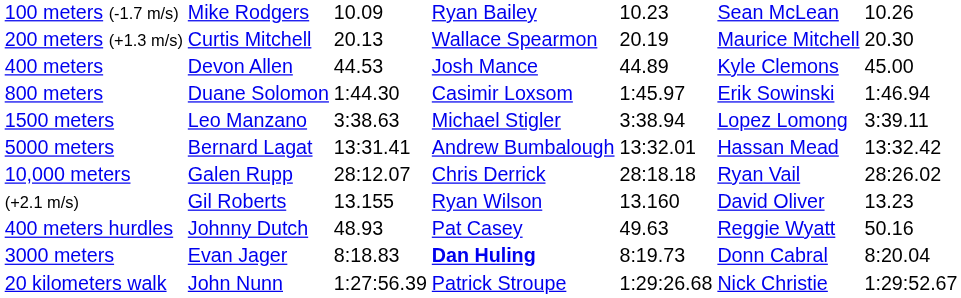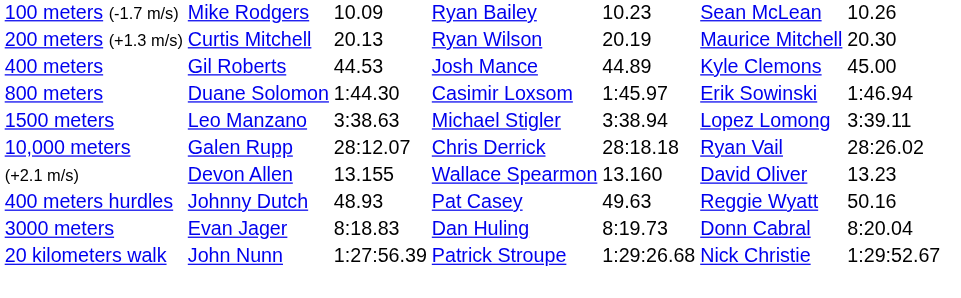(515, 39) Wallace Spearmon -> (487, 39) Ryan Wilson
(240, 66) Devon Allen -> (237, 66) Gil Roberts
- row: (59, 147)
(237, 202) Gil Roberts -> (240, 175) Devon Allen
(487, 202) Ryan Wilson -> (515, 175) Wallace Spearmon
(484, 256) bold -> (480, 229) normal
